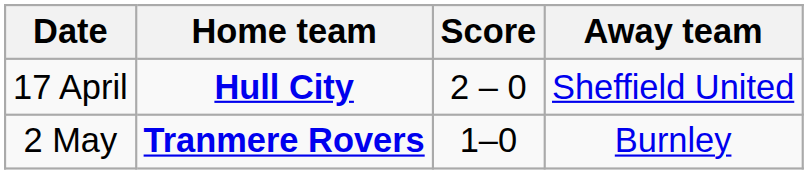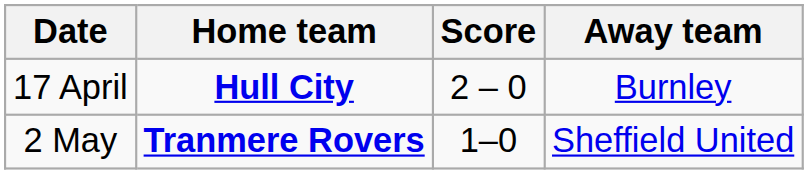(673, 86) Sheffield United -> (673, 86) Burnley
(673, 140) Burnley -> (673, 140) Sheffield United
